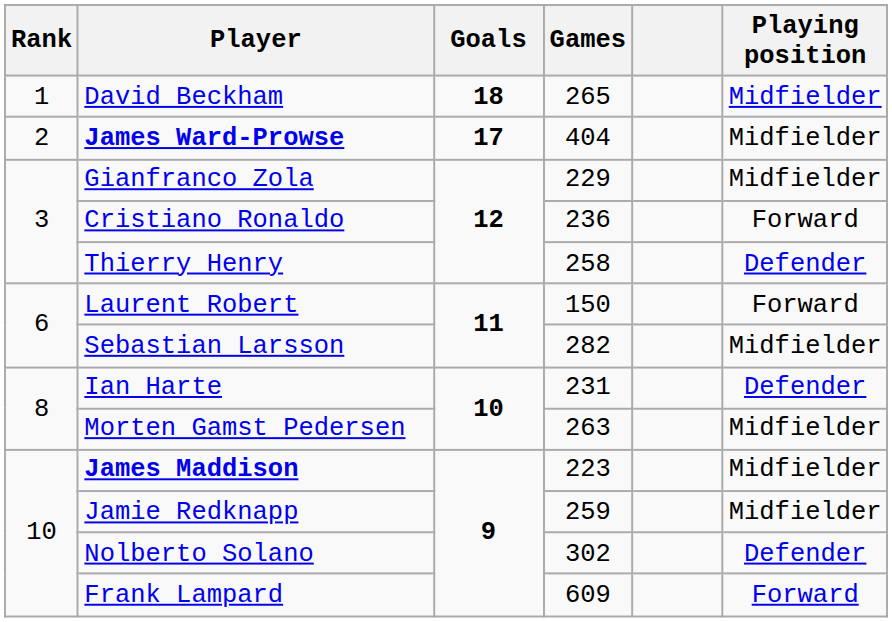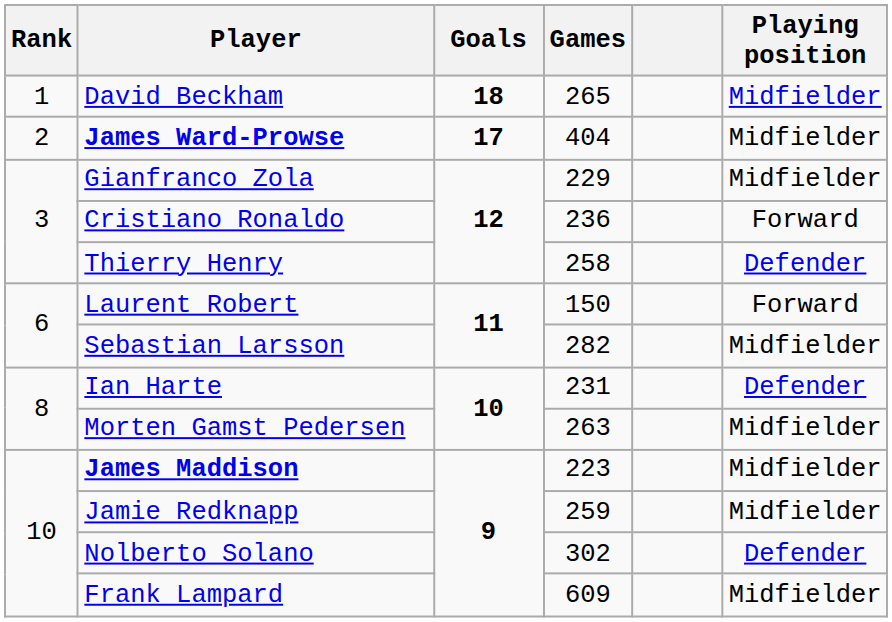(805, 595) Forward -> (805, 595) Midfielder
